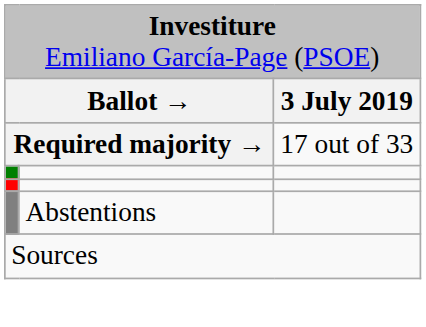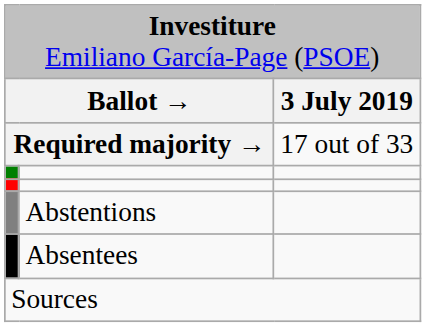+ row: (12, 256)
